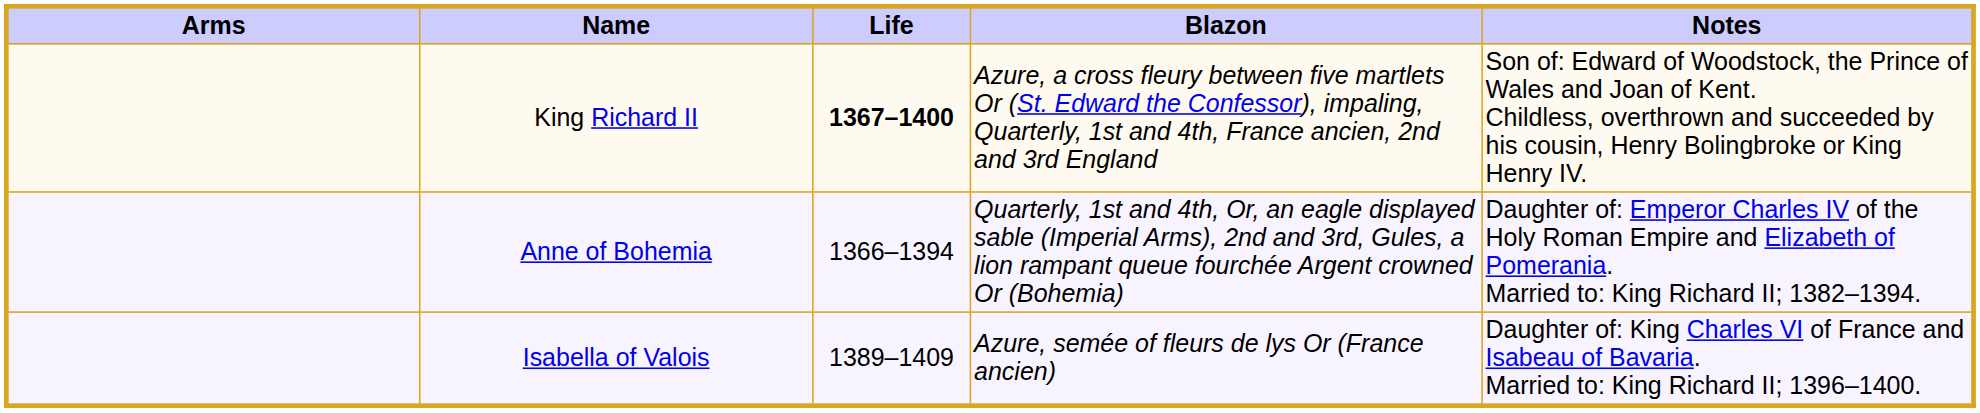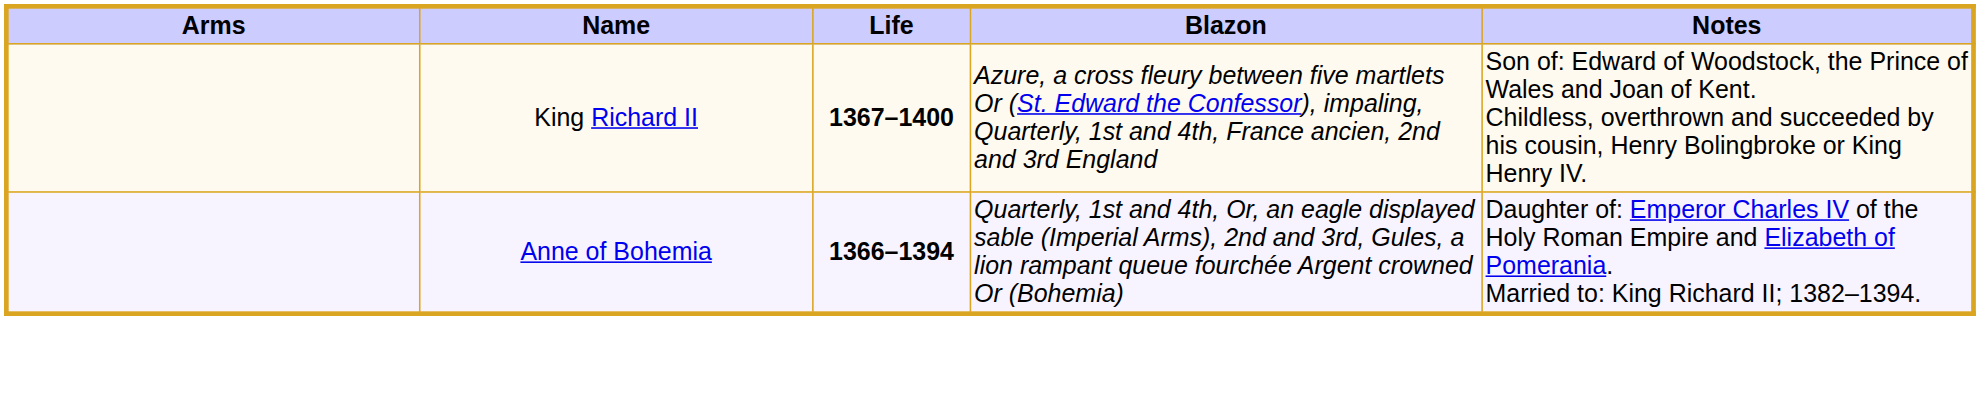(892, 251) normal -> (892, 251) bold
- row: (616, 357)
